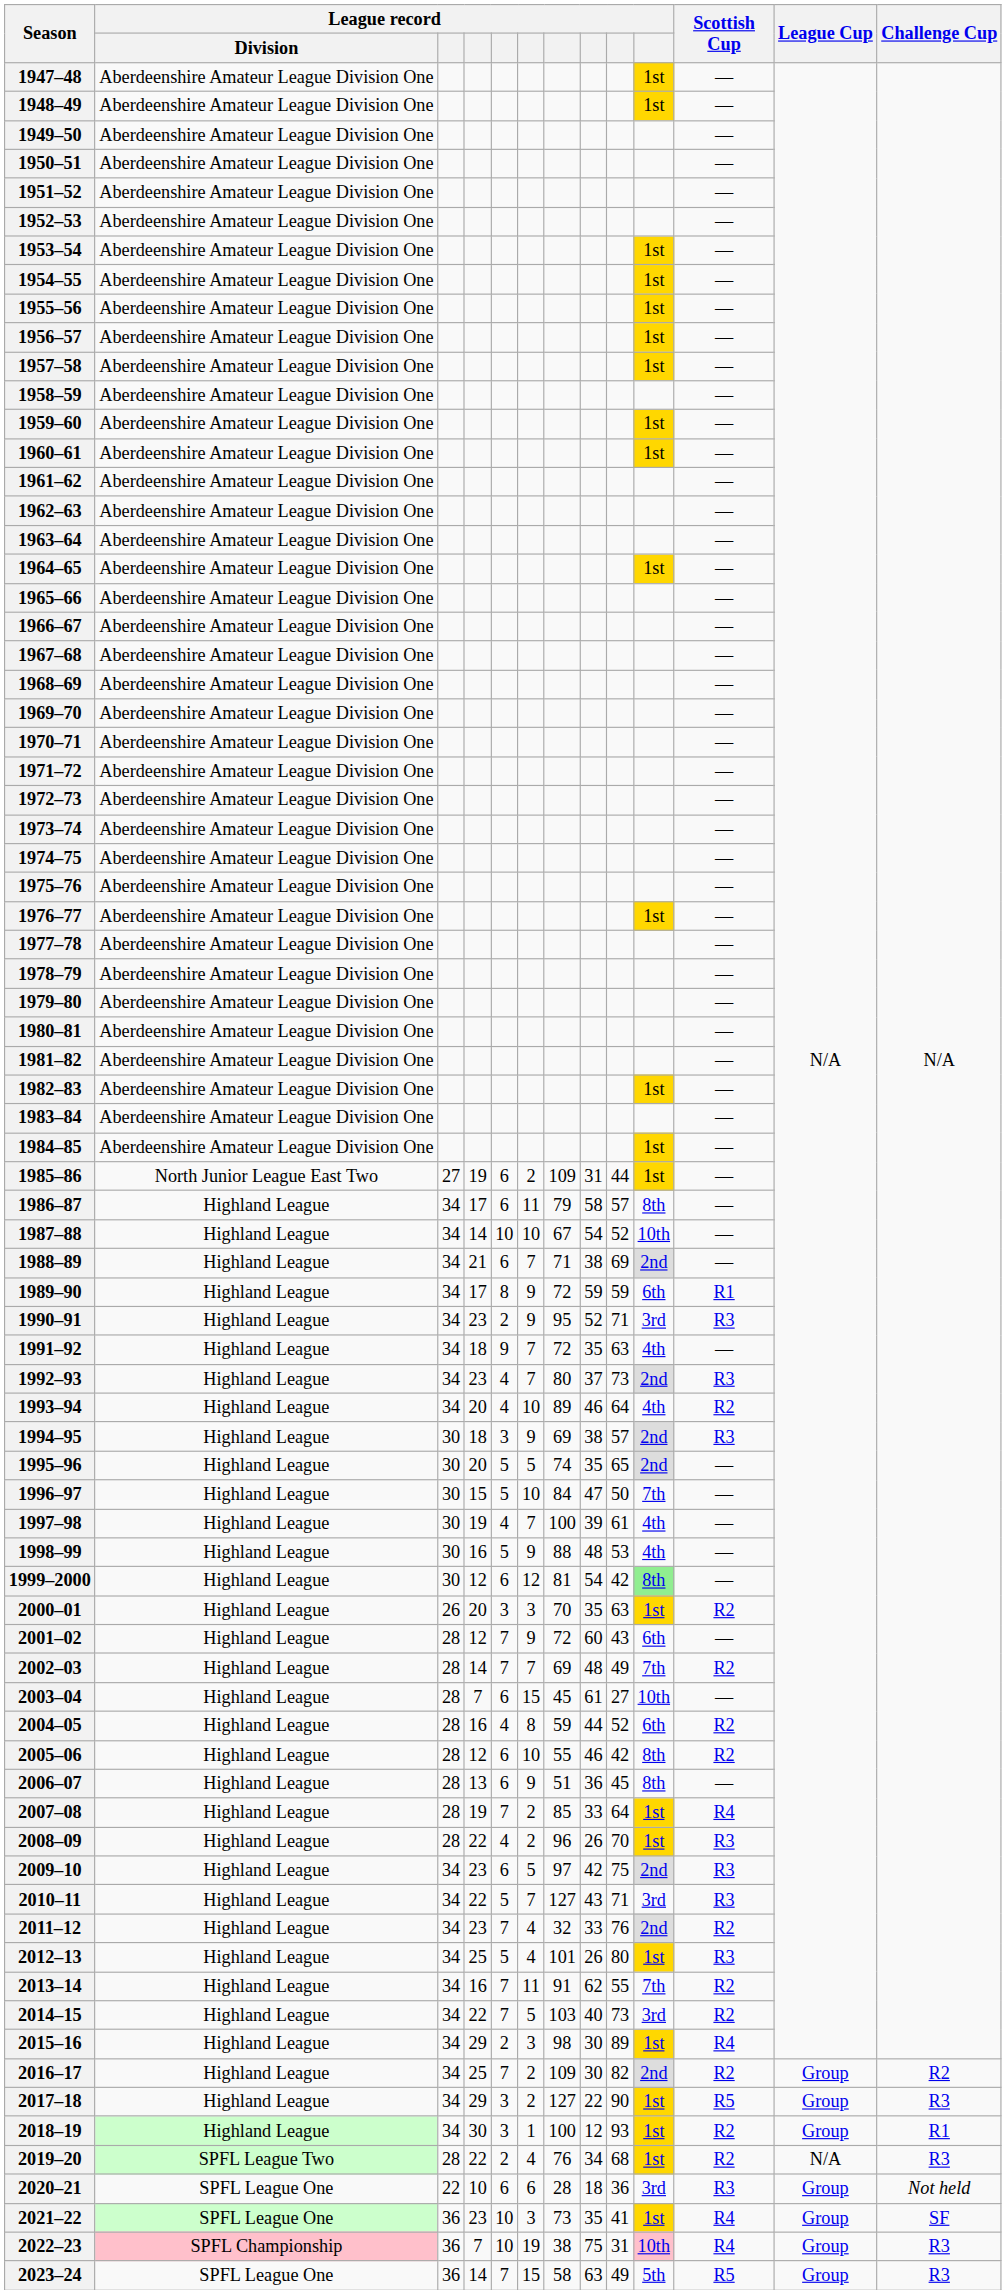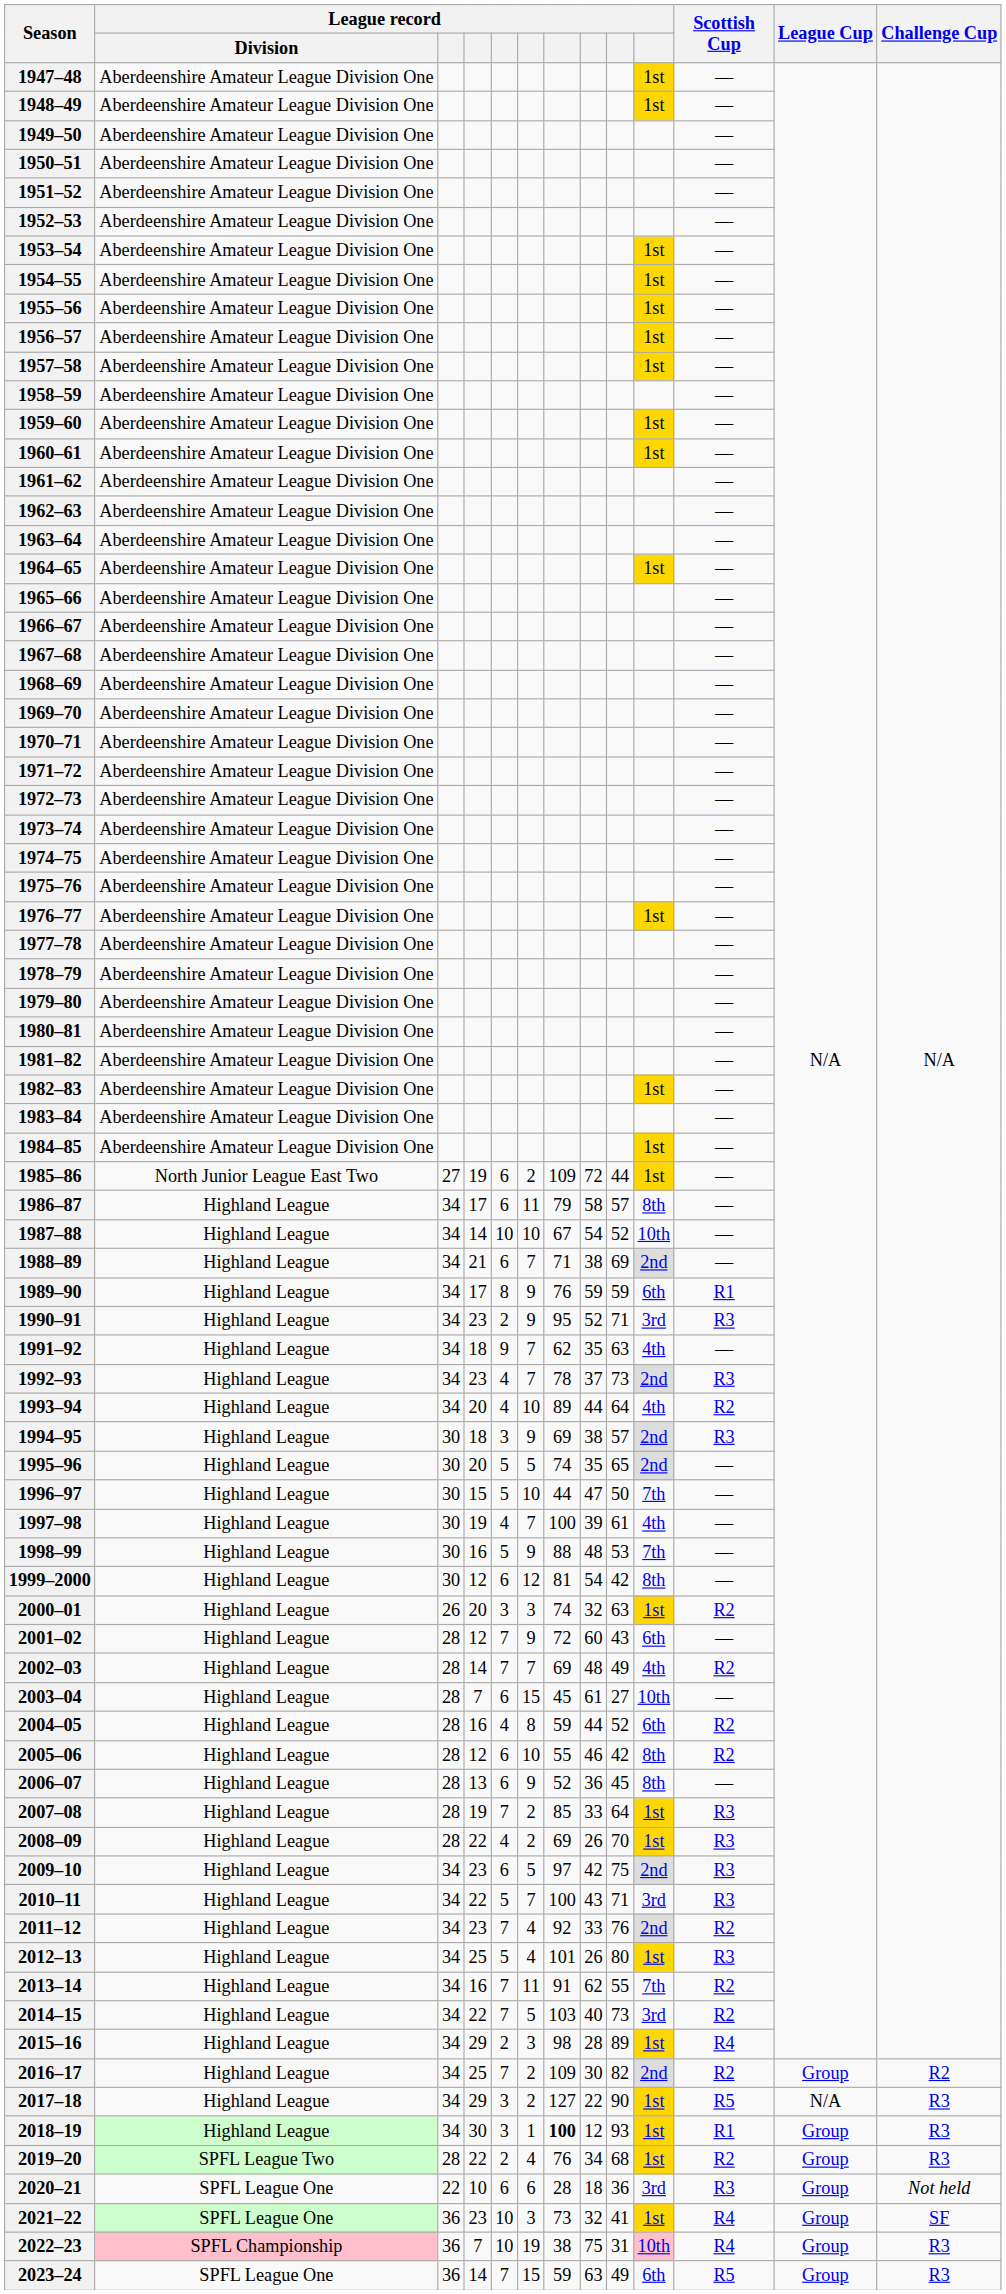(593, 1176) 31 -> (593, 1176) 72
(562, 1291) 72 -> (562, 1291) 76
(562, 1349) 72 -> (562, 1349) 62
(562, 1378) 80 -> (562, 1378) 78
(593, 1407) 46 -> (593, 1407) 44
(562, 1494) 84 -> (562, 1494) 44
(654, 1552) 4th -> (654, 1552) 7th
(654, 1581) lightgreen background -> (654, 1581) no background
(562, 1609) 70 -> (562, 1609) 74
(593, 1609) 35 -> (593, 1609) 32
(654, 1667) 7th -> (654, 1667) 4th
(562, 1783) 51 -> (562, 1783) 52
(724, 1812) R4 -> (724, 1812) R3
(562, 1841) 96 -> (562, 1841) 69
(562, 1899) 127 -> (562, 1899) 100
(562, 1928) 32 -> (562, 1928) 92
(593, 2043) 30 -> (593, 2043) 28
(825, 2101) Group -> (825, 2101) N/A
(562, 2130) normal -> (562, 2130) bold
(724, 2130) R2 -> (724, 2130) R1
(939, 2130) R1 -> (939, 2130) R3
(825, 2159) N/A -> (825, 2159) Group
(593, 2217) 35 -> (593, 2217) 32
(562, 2275) 58 -> (562, 2275) 59
(654, 2275) 5th -> (654, 2275) 6th
